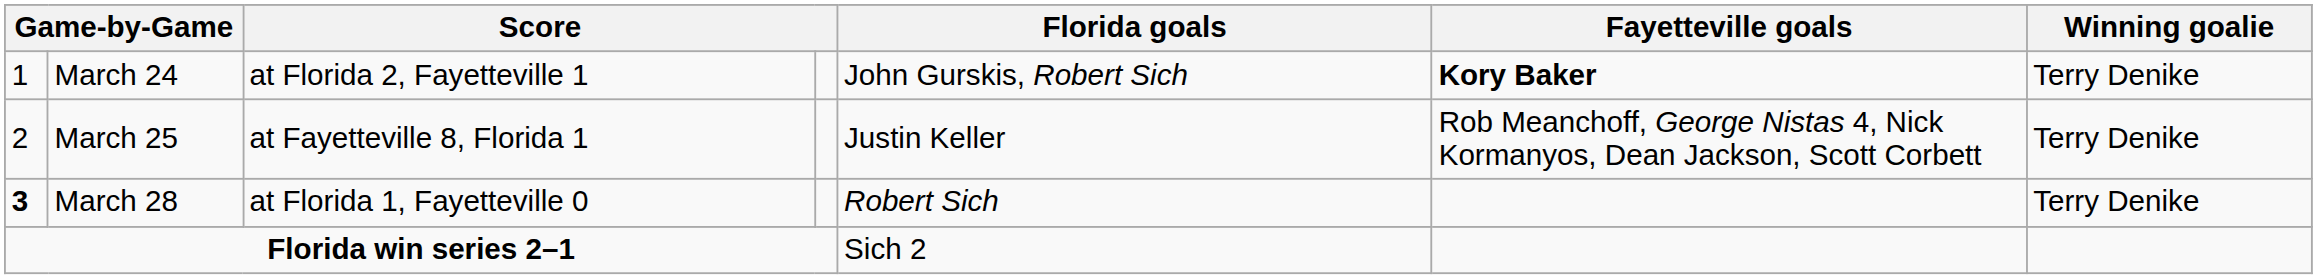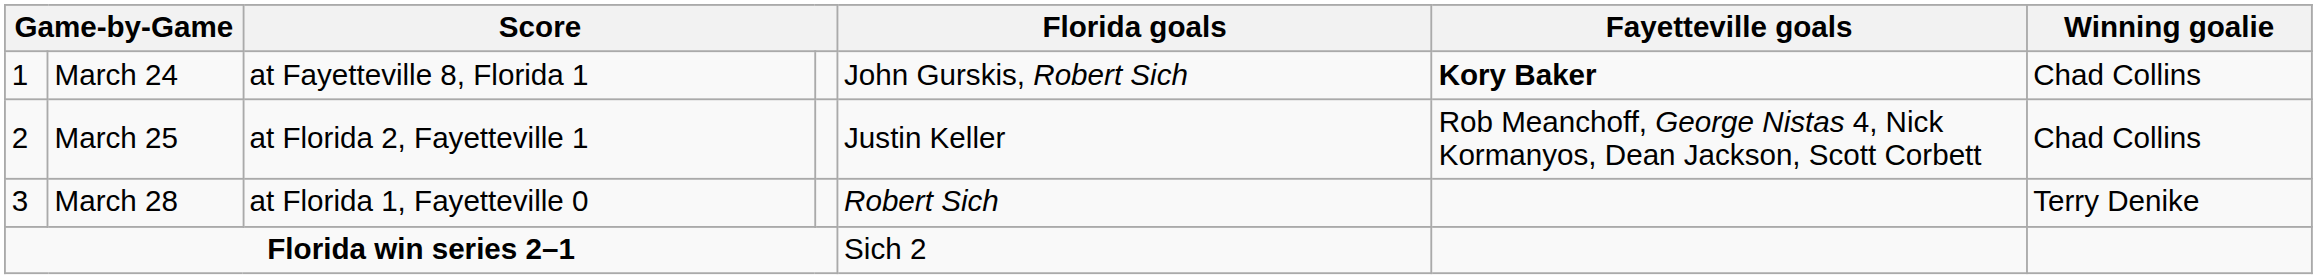(419, 74) at Florida 2, Fayetteville 1 -> (419, 74) at Fayetteville 8, Florida 1
(2116, 74) Terry Denike -> (2117, 74) Chad Collins
(419, 138) at Fayetteville 8, Florida 1 -> (419, 138) at Florida 2, Fayetteville 1
(2116, 138) Terry Denike -> (2117, 138) Chad Collins
(20, 202) bold -> (20, 202) normal
